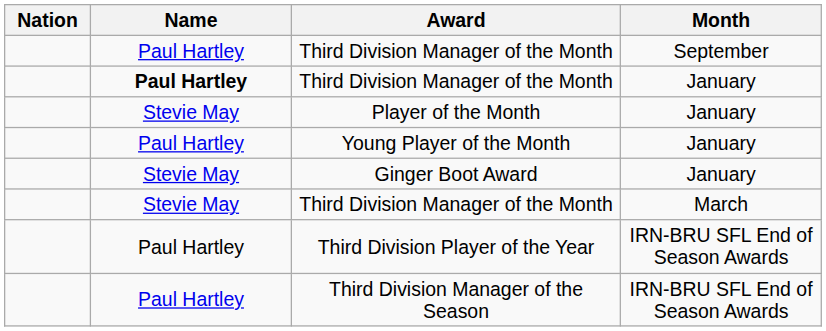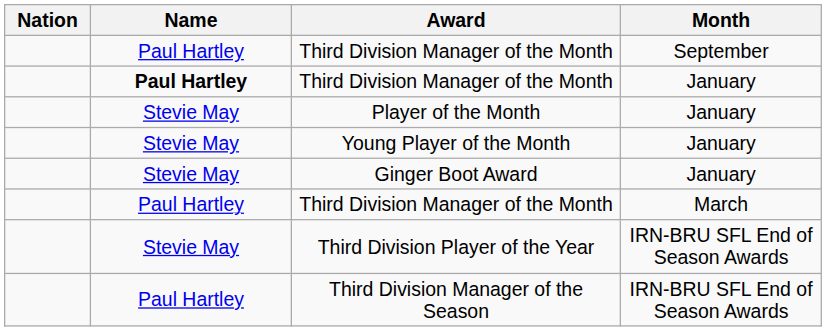(191, 143) Paul Hartley -> (191, 143) Stevie May
(191, 205) Stevie May -> (191, 205) Paul Hartley
(191, 247) Paul Hartley -> (191, 247) Stevie May
